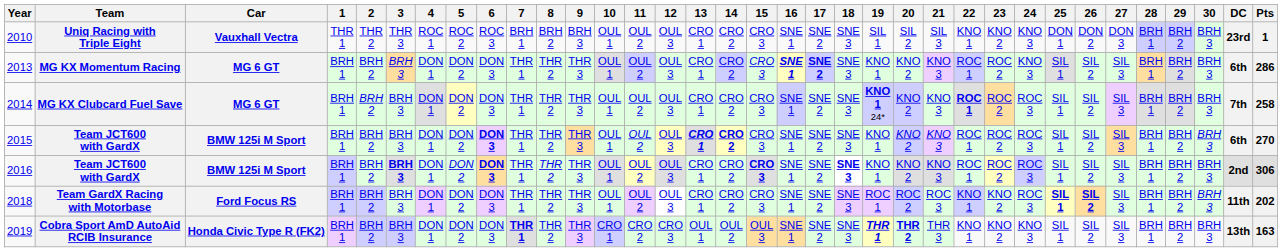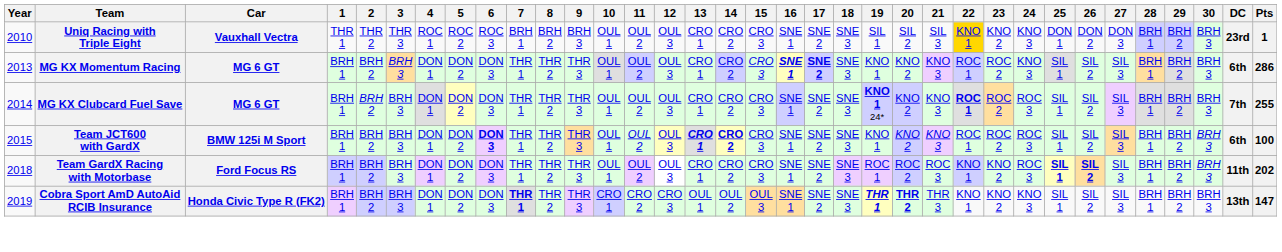(969, 37) no background -> (968, 37) gold background
(1265, 104) 258 -> (1265, 104) 255
(1265, 140) 270 -> (1265, 140) 100
- row: (20, 170)
(1265, 231) 163 -> (1265, 201) 147
